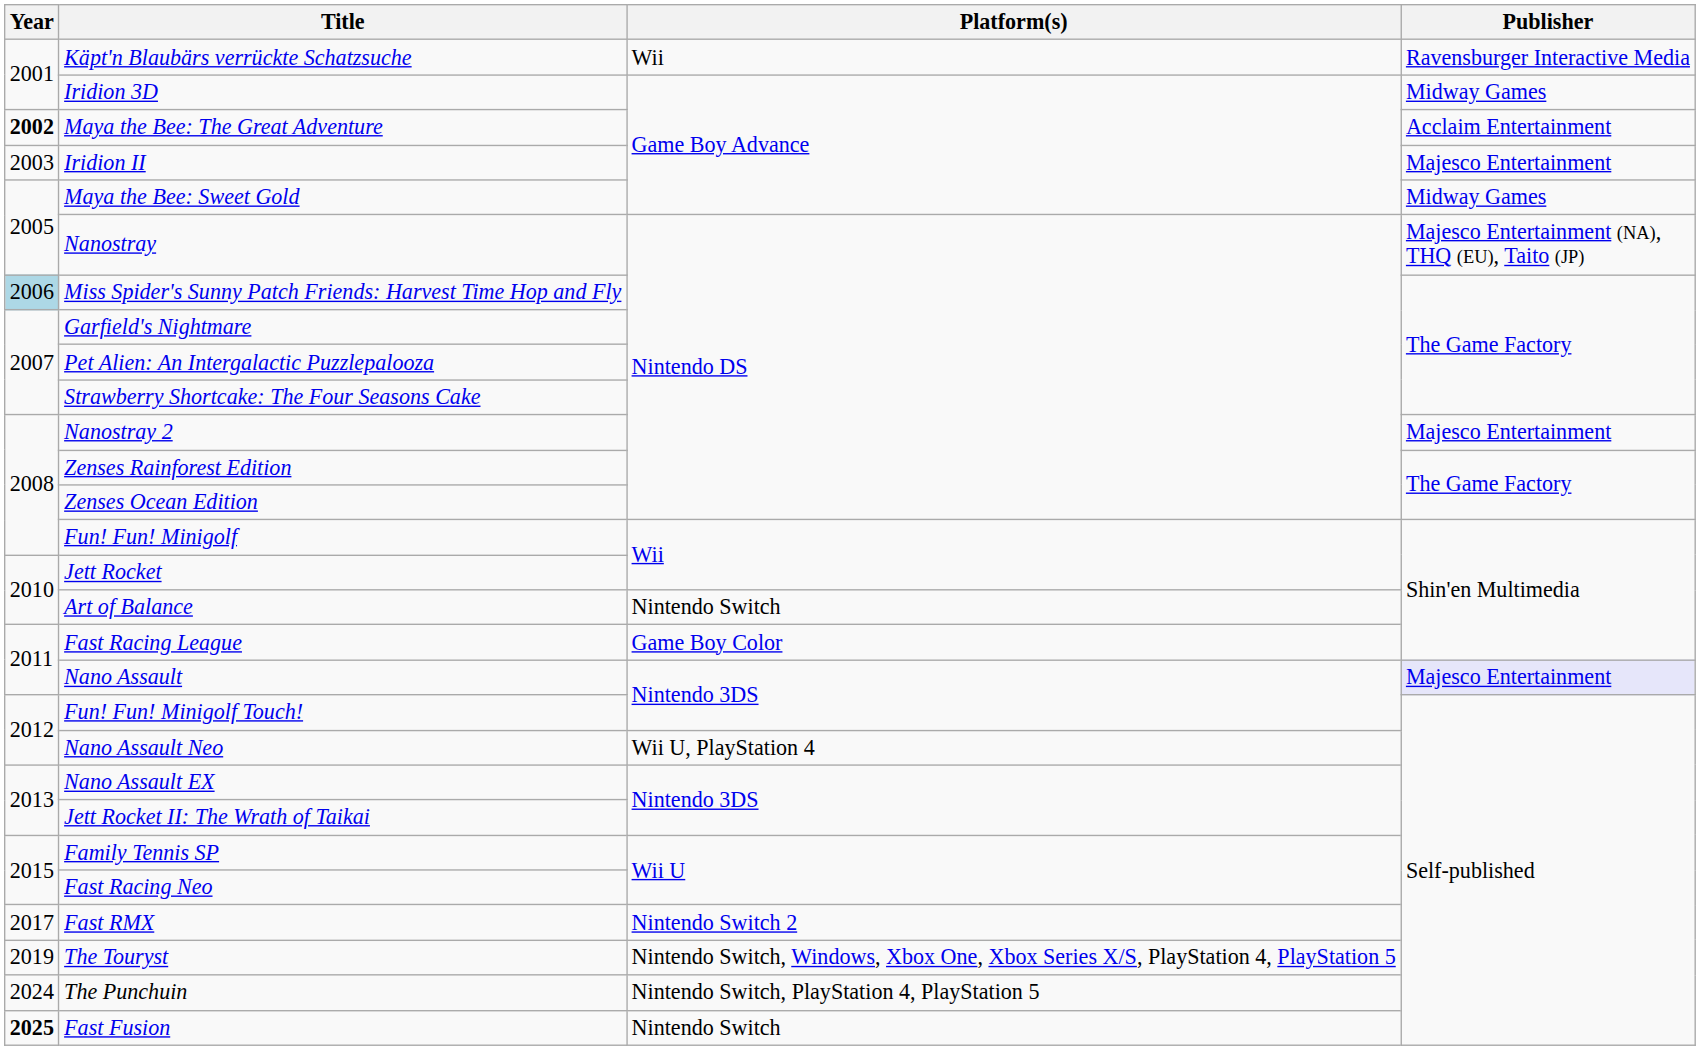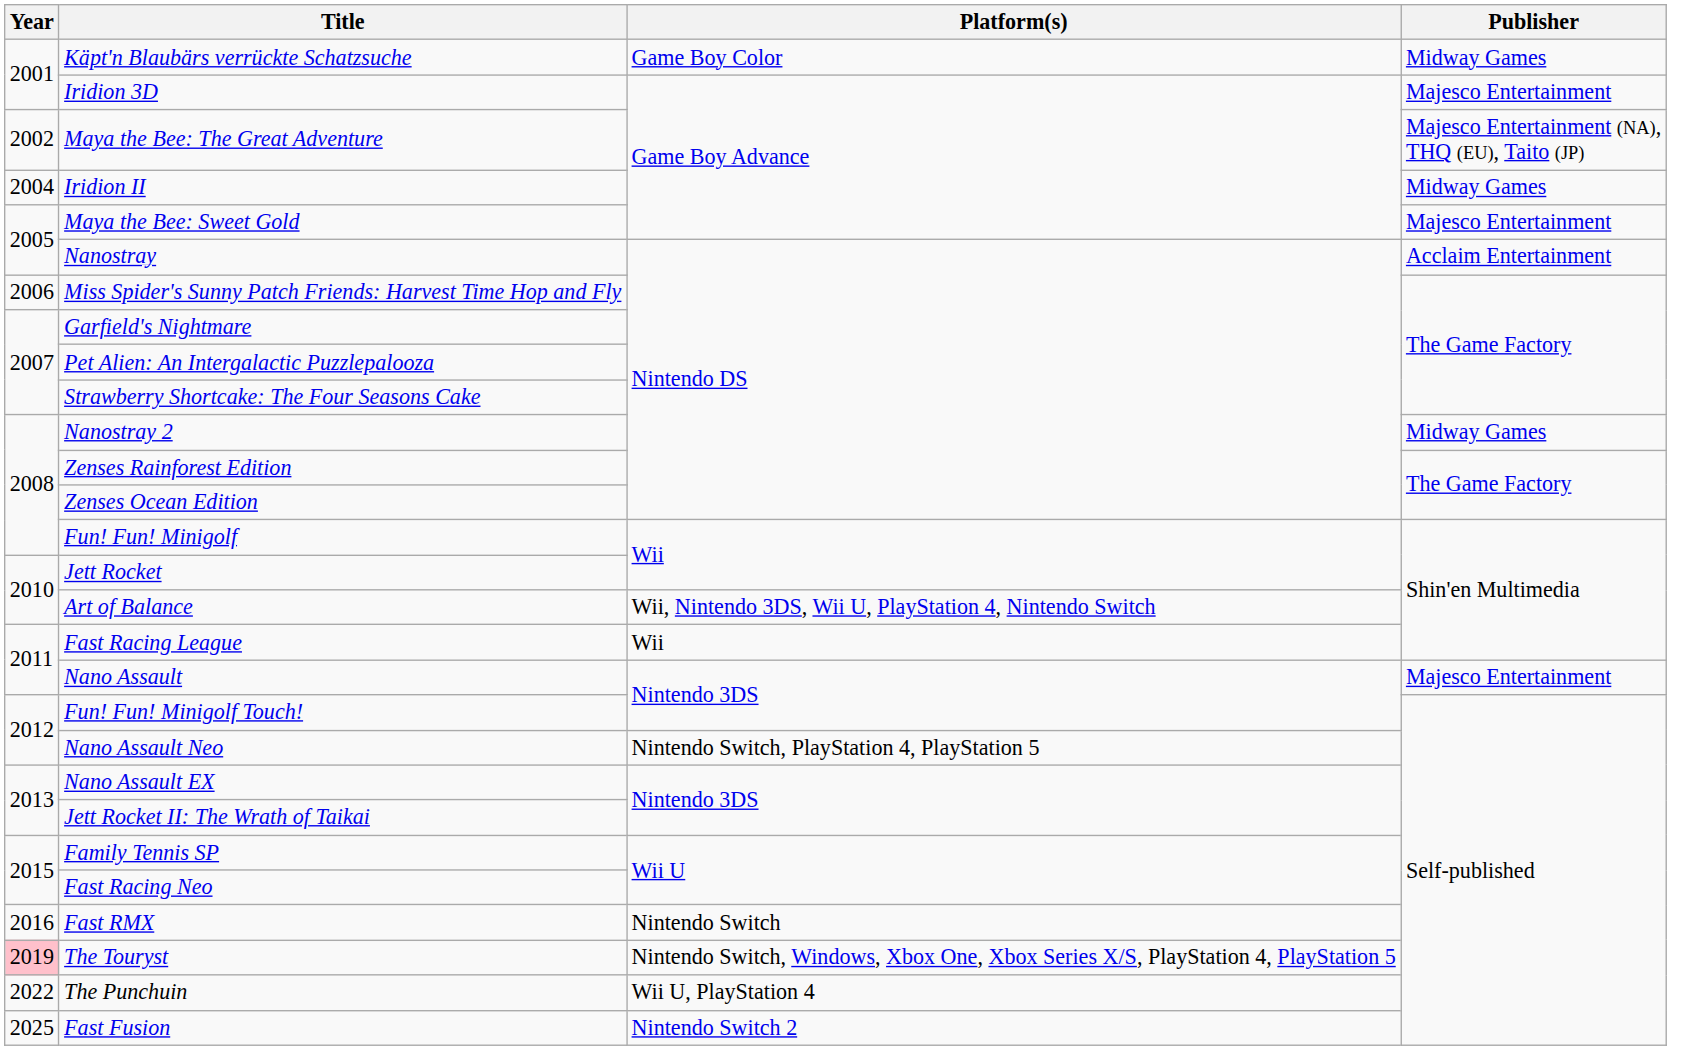(648, 57) Wii -> (707, 57) Game Boy Color
(1548, 57) Ravensburger Interactive Media -> (1476, 57) Midway Games
(1476, 92) Midway Games -> (1509, 92) Majesco Entertainment
(32, 127) bold -> (32, 139) normal
(1509, 127) Acclaim Entertainment -> (1534, 139) Majesco Entertainment (NA), THQ (EU), Taito (JP)
(32, 162) 2003 -> (32, 186) 2004
(1509, 162) Majesco Entertainment -> (1476, 186) Midway Games
(1476, 197) Midway Games -> (1509, 221) Majesco Entertainment
(1534, 244) Majesco Entertainment (NA), THQ (EU), Taito (JP) -> (1509, 256) Acclaim Entertainment
(32, 291) lightblue background -> (32, 291) no background
(1509, 432) Majesco Entertainment -> (1476, 432) Midway Games
(706, 607) Nintendo Switch -> (894, 607) Wii, Nintendo 3DS, Wii U, PlayStation 4, Nintendo Switch
(707, 642) Game Boy Color -> (648, 642) Wii
(1509, 677) lavender background -> (1509, 677) no background
(723, 747) Wii U, PlayStation 4 -> (836, 747) Nintendo Switch, PlayStation 4, PlayStation 5
(32, 922) 2017 -> (32, 922) 2016
(714, 922) Nintendo Switch 2 -> (706, 922) Nintendo Switch
(32, 957) no background -> (32, 957) pink background
(32, 992) 2024 -> (32, 992) 2022
(836, 992) Nintendo Switch, PlayStation 4, PlayStation 5 -> (723, 992) Wii U, PlayStation 4
(32, 1027) bold -> (32, 1027) normal
(706, 1027) Nintendo Switch -> (714, 1027) Nintendo Switch 2
